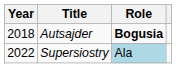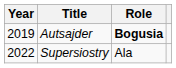(21, 33) 2018 -> (21, 33) 2019
(123, 53) lightblue background -> (123, 53) no background
